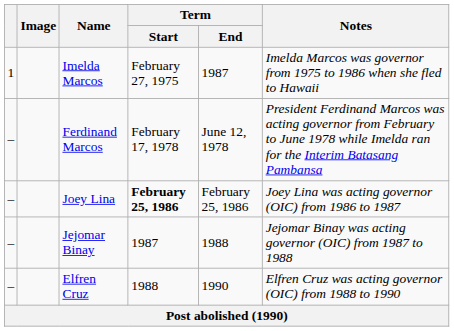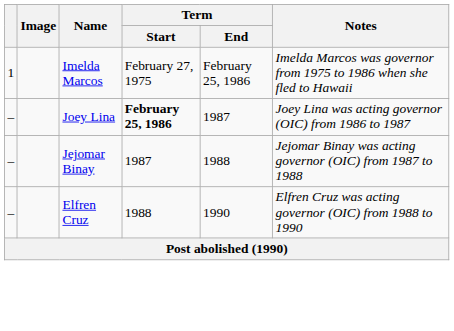(215, 72) 1987 -> (227, 72) February 25, 1986
- row: (90, 139)
(226, 198) February 25, 1986 -> (217, 116) 1987
